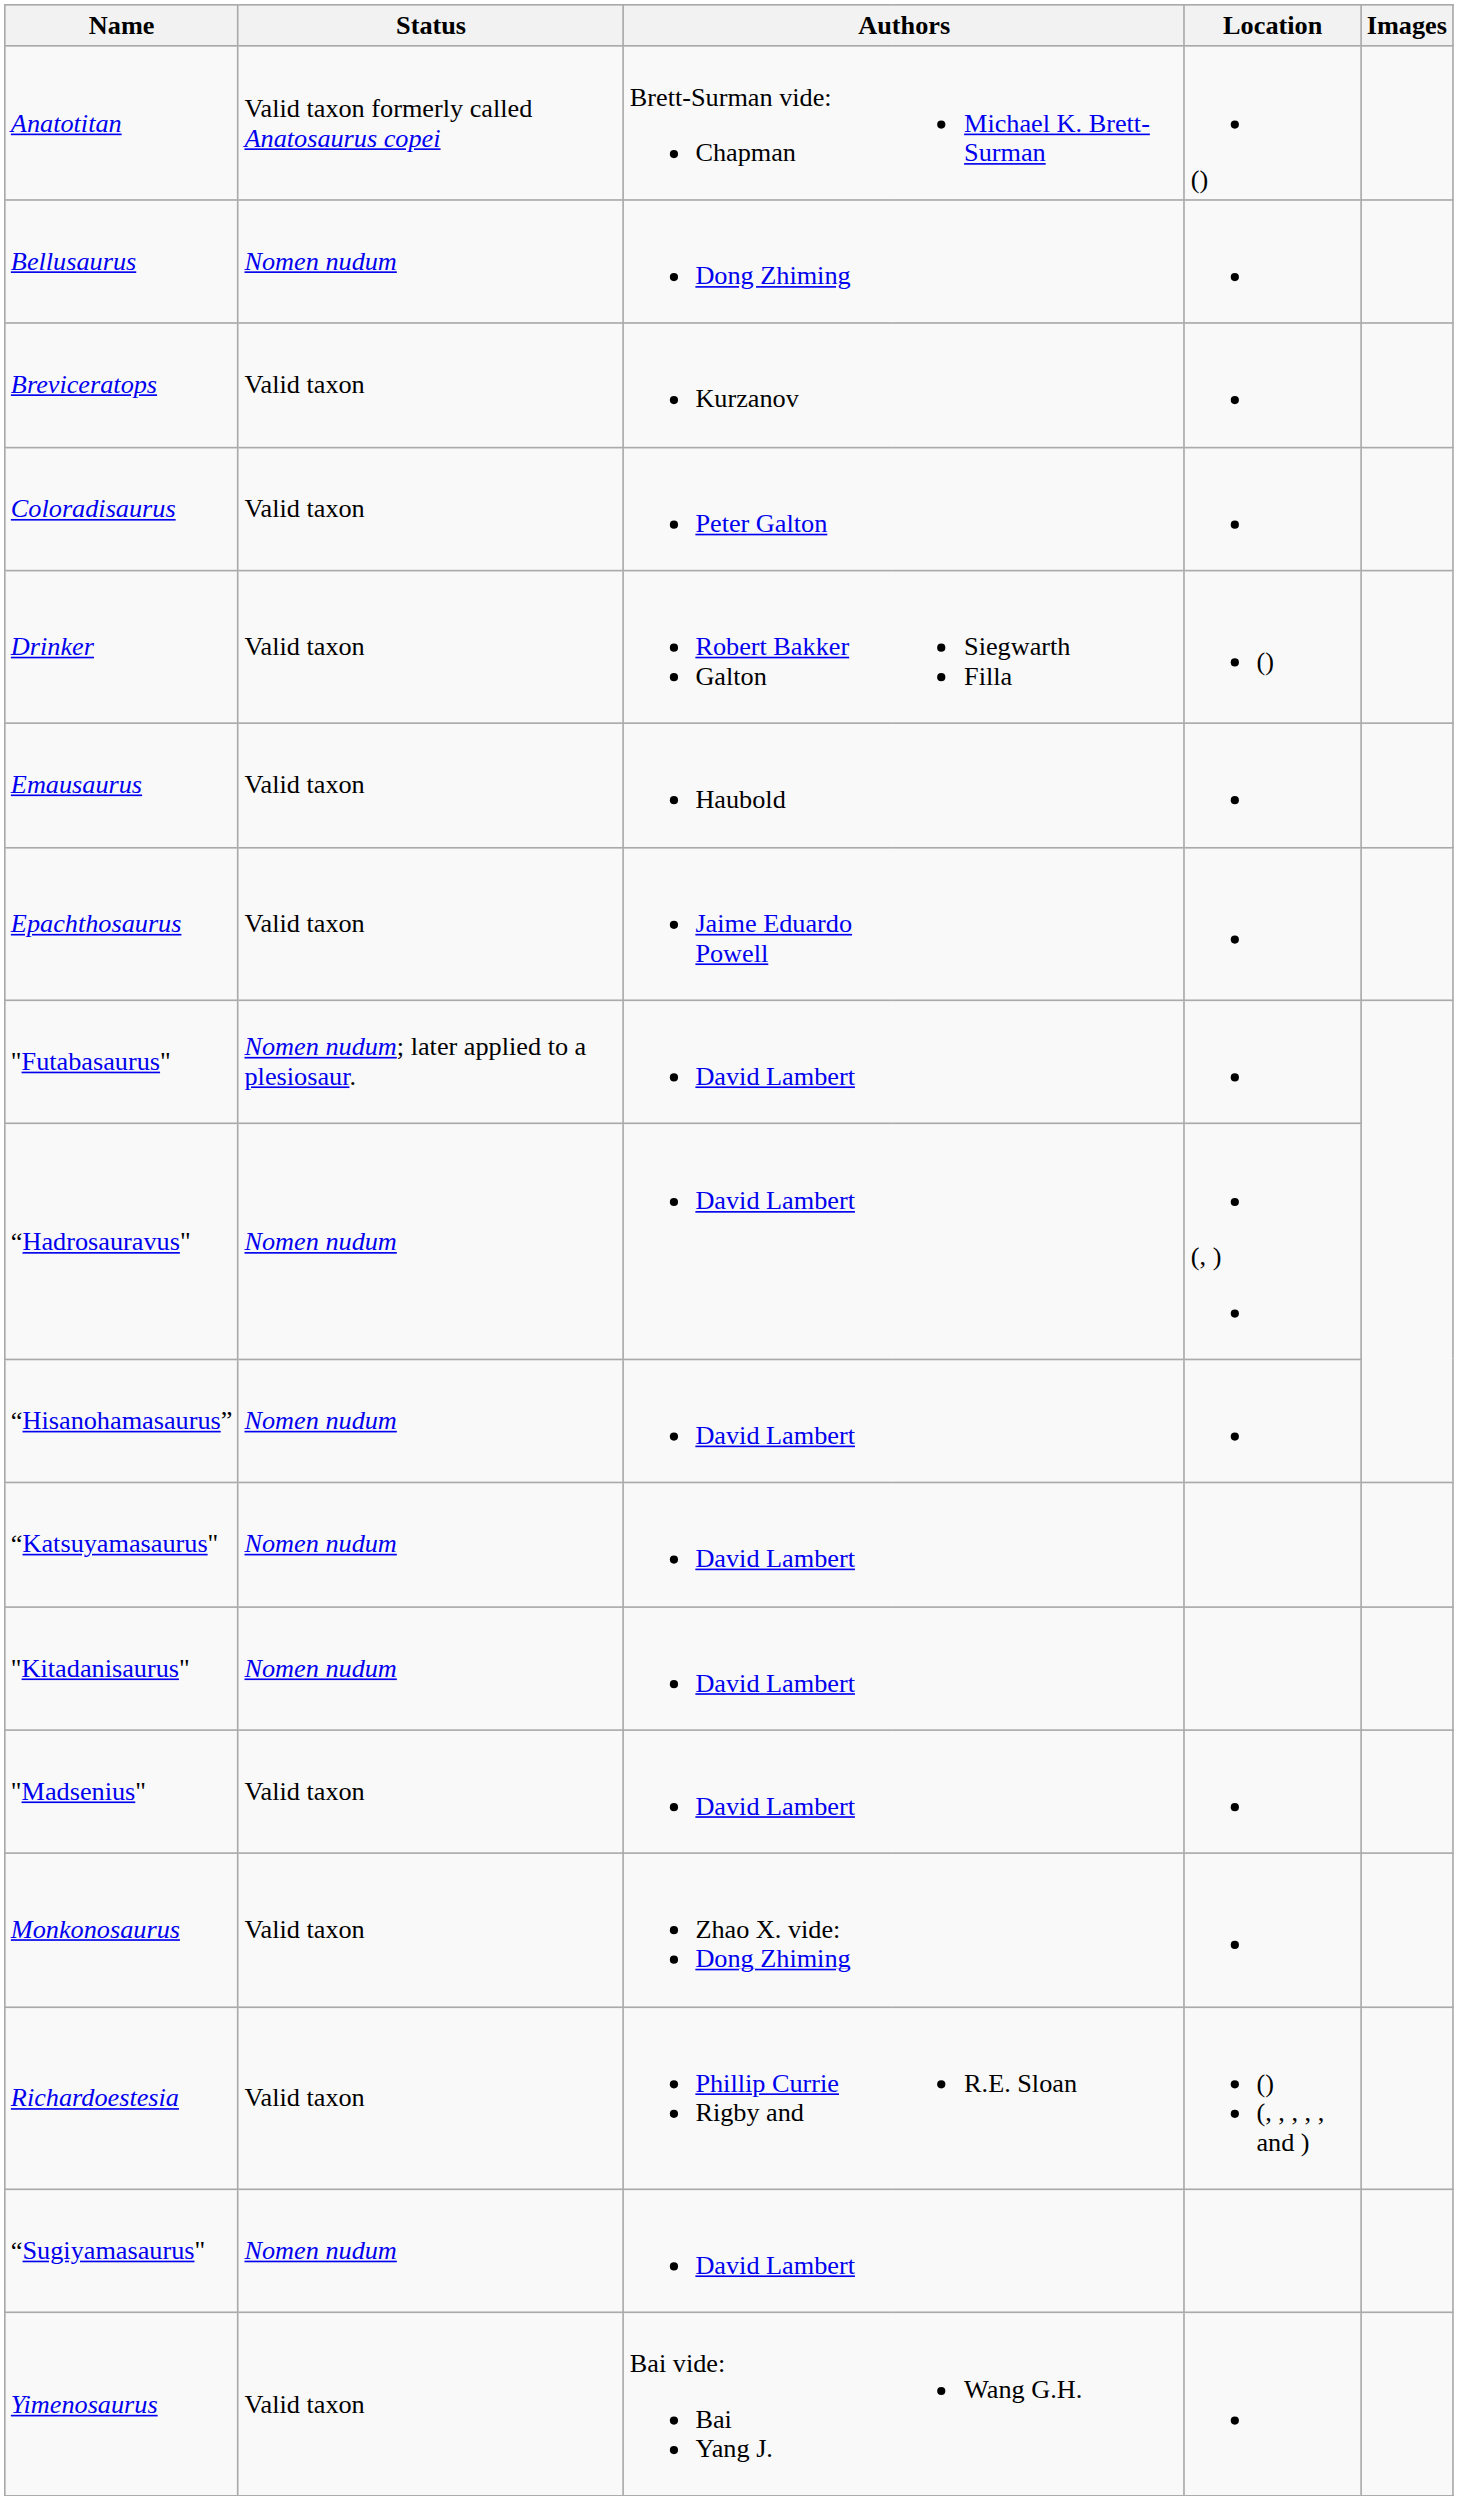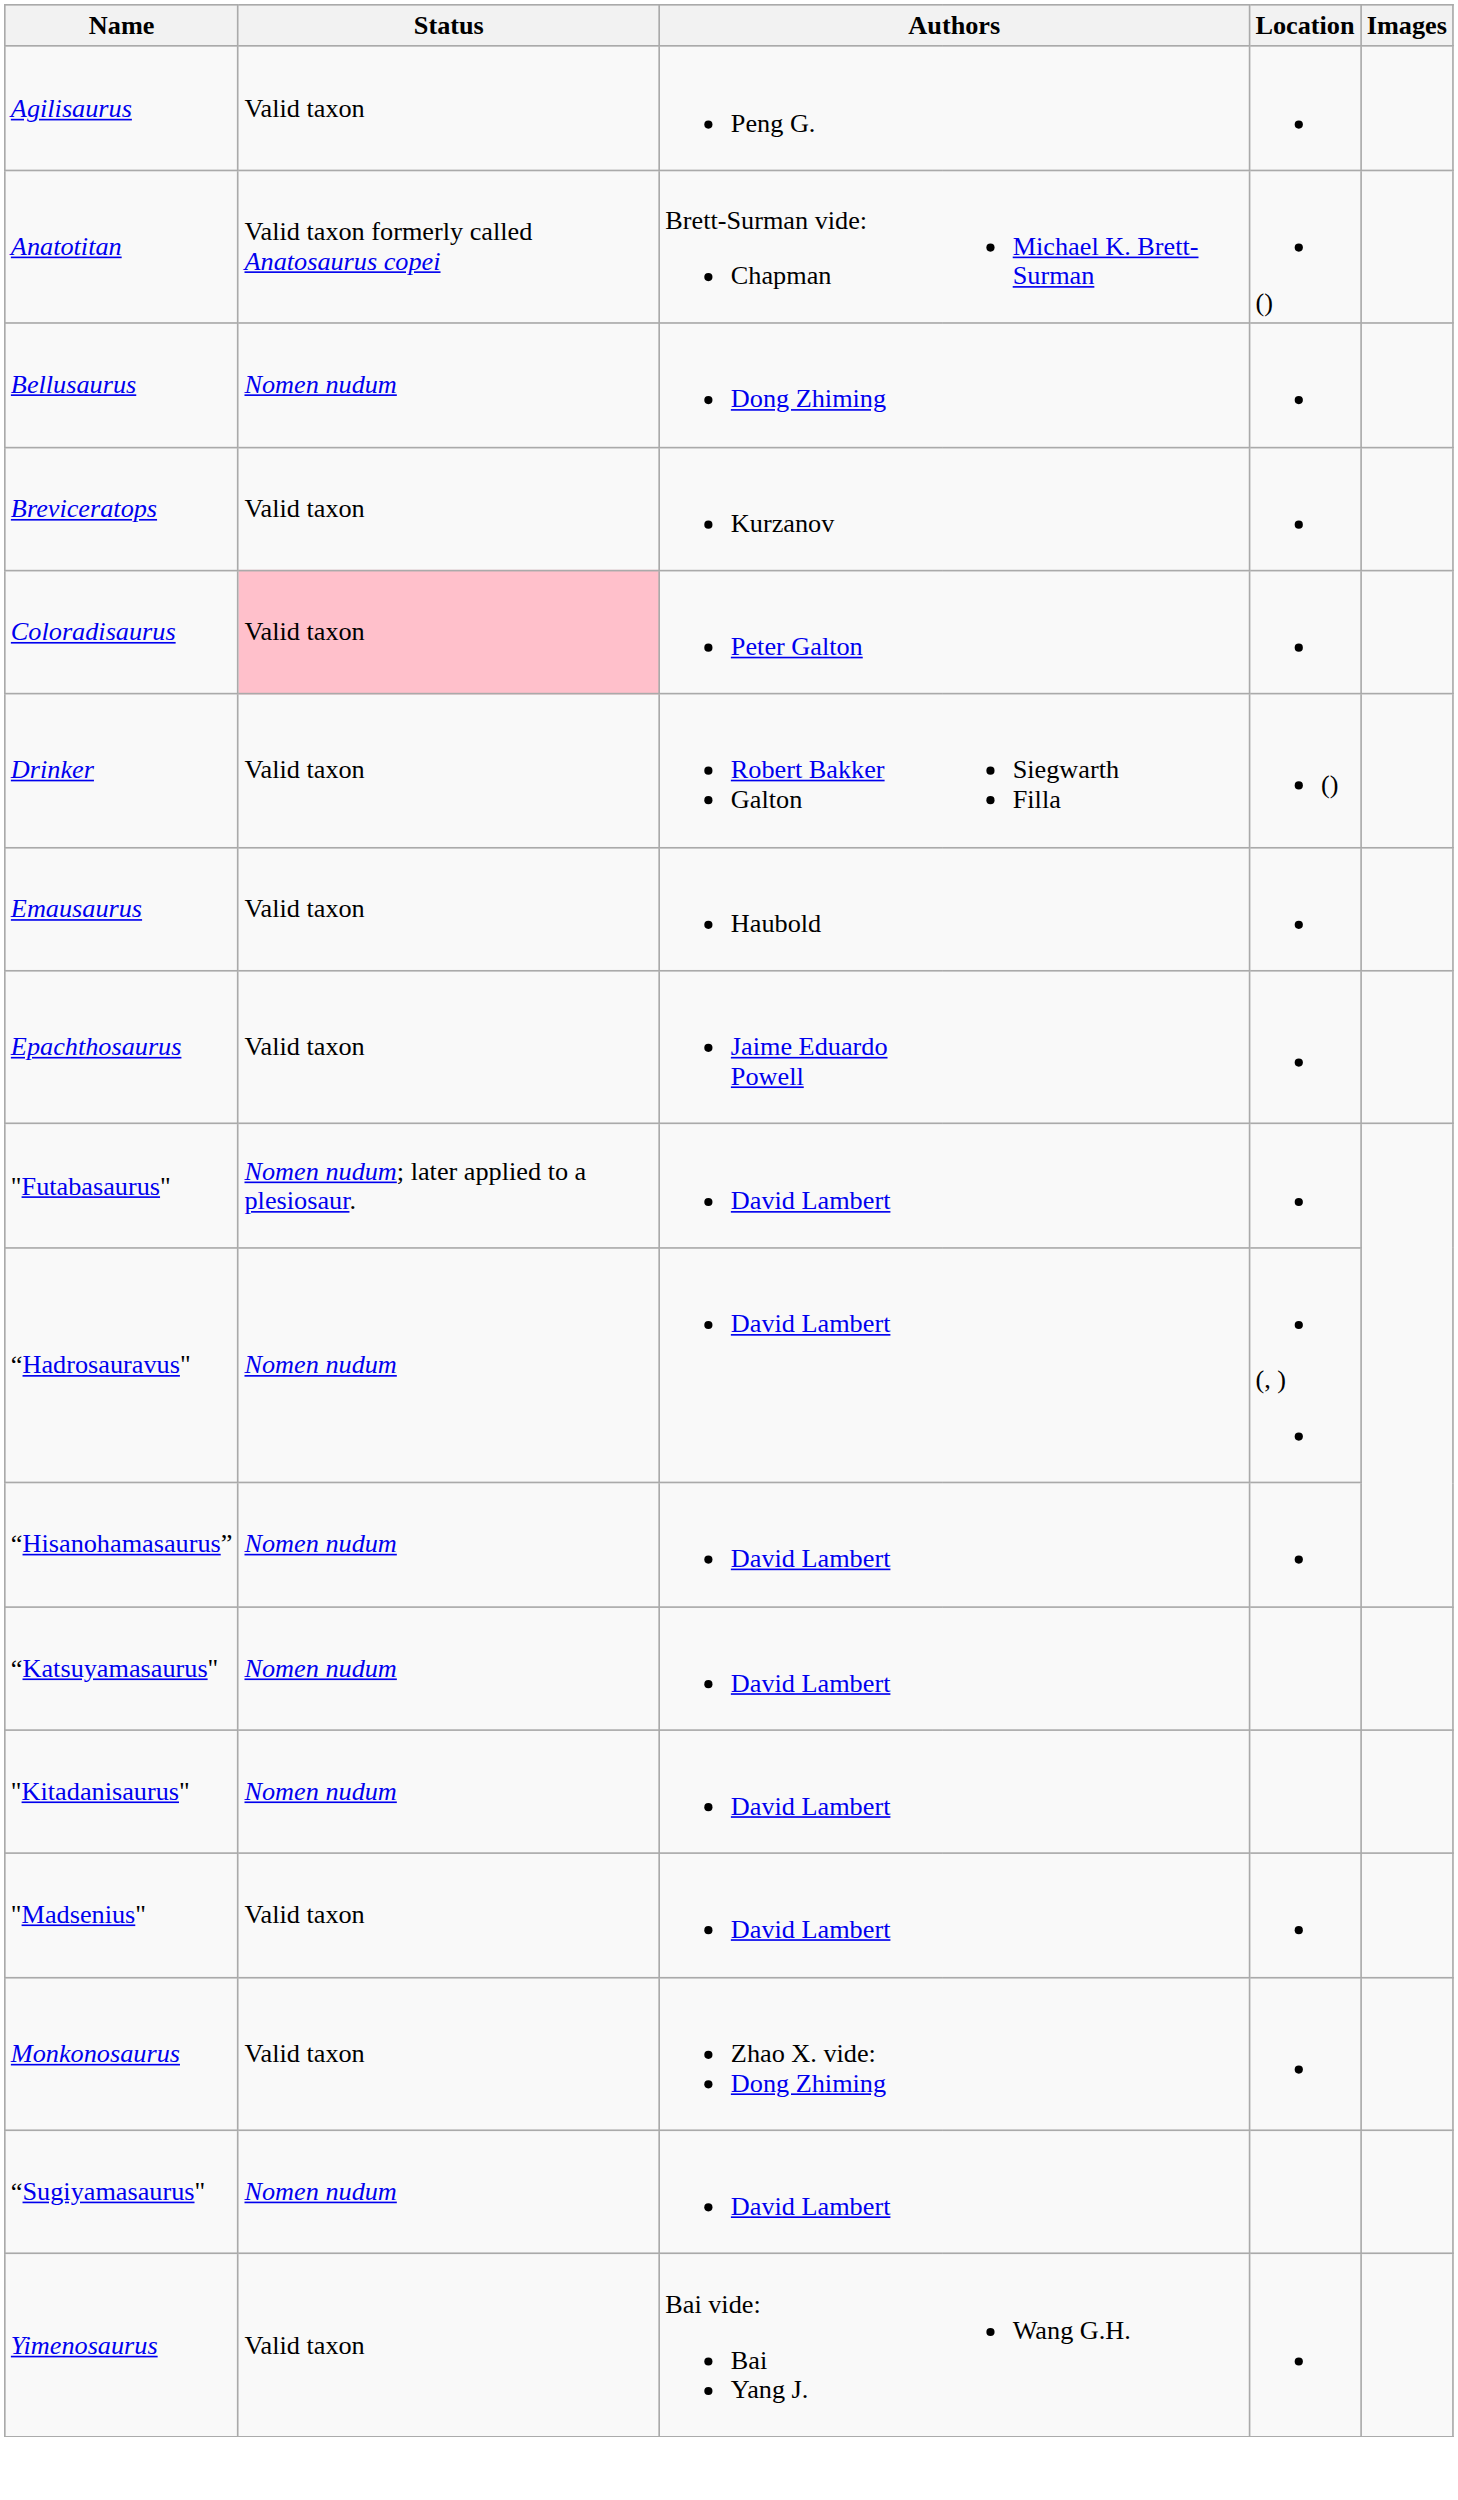+ row: (71, 107)
(305, 508) no background -> (305, 631) pink background
- row: (95, 2097)
